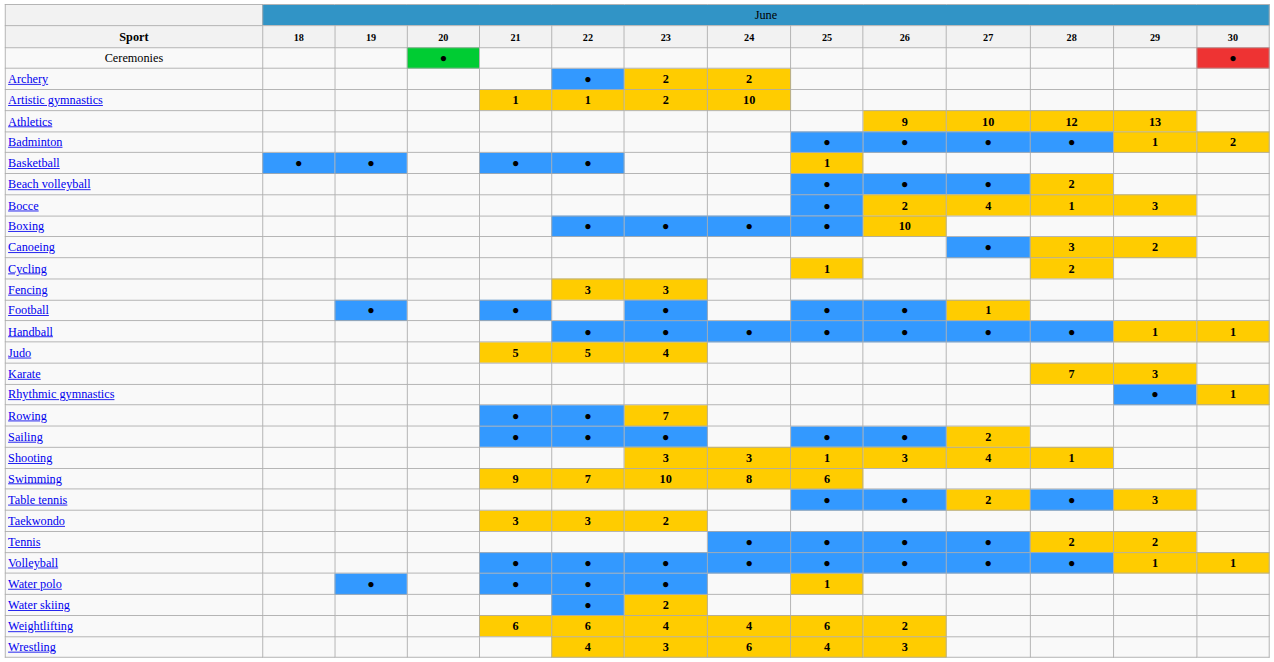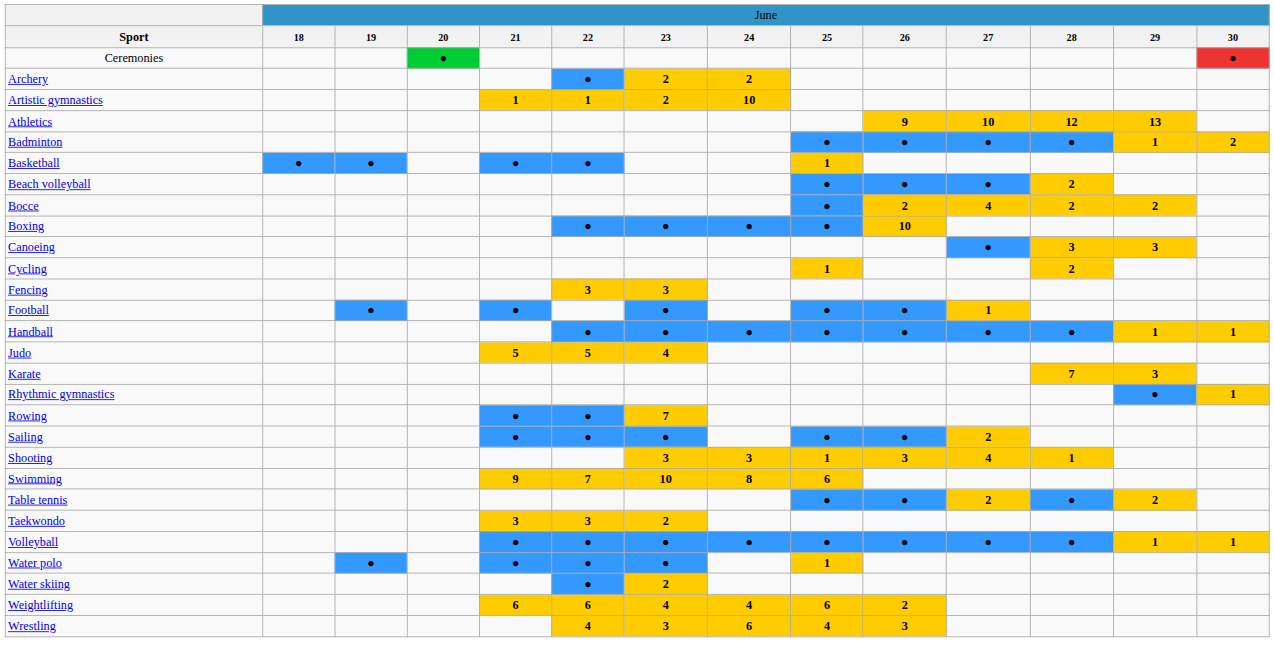(1072, 205) 1 -> (1072, 205) 2
(1155, 205) 3 -> (1155, 205) 2
(1155, 247) 2 -> (1155, 247) 3
(1155, 500) 3 -> (1155, 500) 2
- row: (24, 542)
